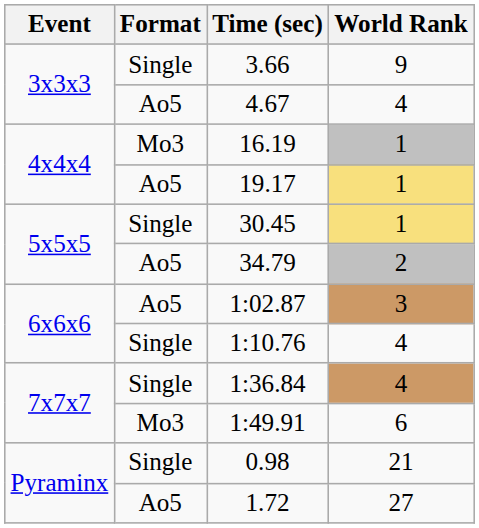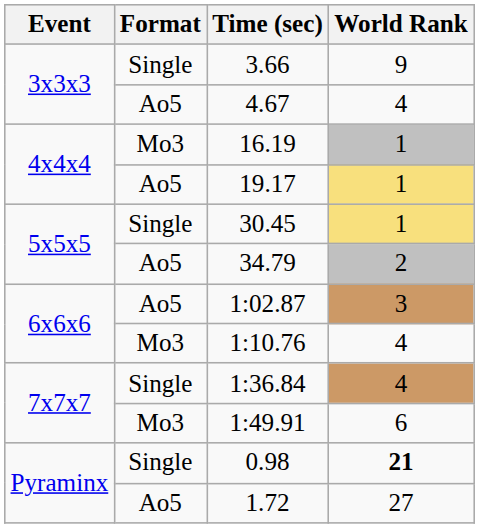(160, 343) Single -> (160, 343) Mo3
(401, 462) normal -> (401, 462) bold
